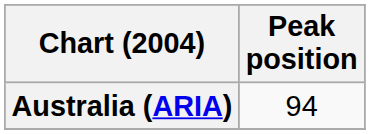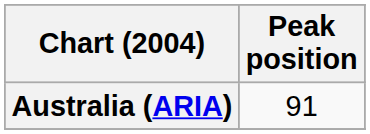(302, 105) 94 -> (302, 105) 91
